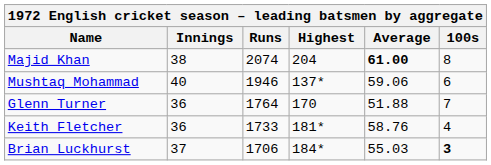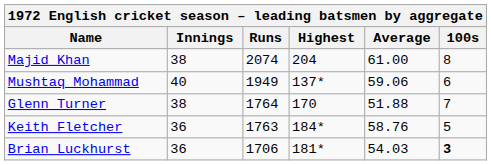(388, 60) bold -> (388, 60) normal
(262, 82) 1946 -> (262, 82) 1949
(178, 105) 36 -> (178, 105) 38
(262, 127) 1733 -> (262, 127) 1763
(308, 127) 181* -> (308, 127) 184*
(447, 127) 4 -> (447, 127) 5
(178, 149) 37 -> (178, 149) 36
(308, 149) 184* -> (308, 149) 181*
(388, 149) 55.03 -> (388, 149) 54.03
